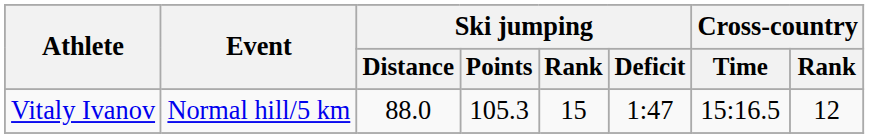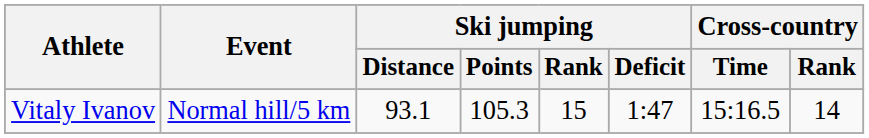(408, 111) 88.0 -> (408, 111) 93.1
(827, 111) 12 -> (827, 111) 14
